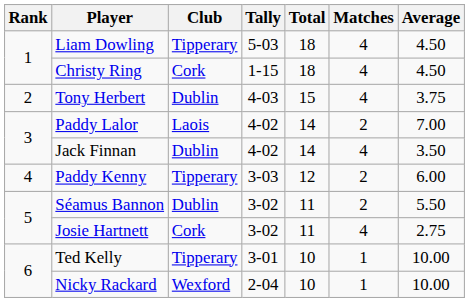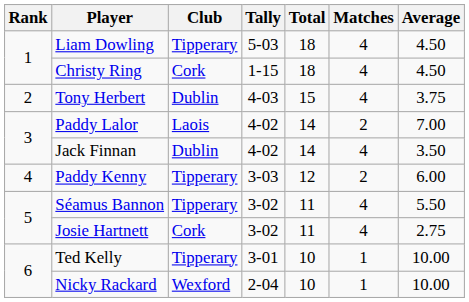(195, 204) Dublin -> (205, 204) Tipperary
(364, 204) 2 -> (364, 204) 4
